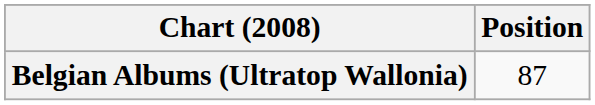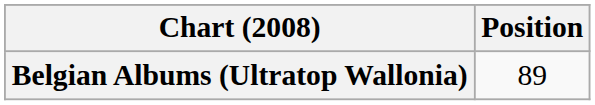(532, 74) 87 -> (532, 74) 89
